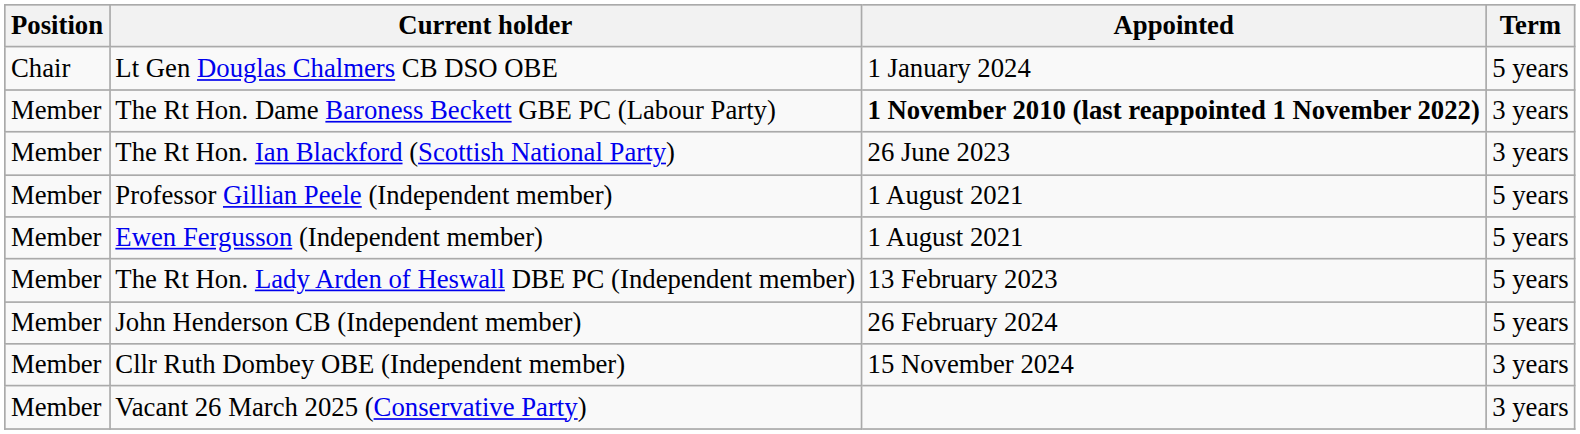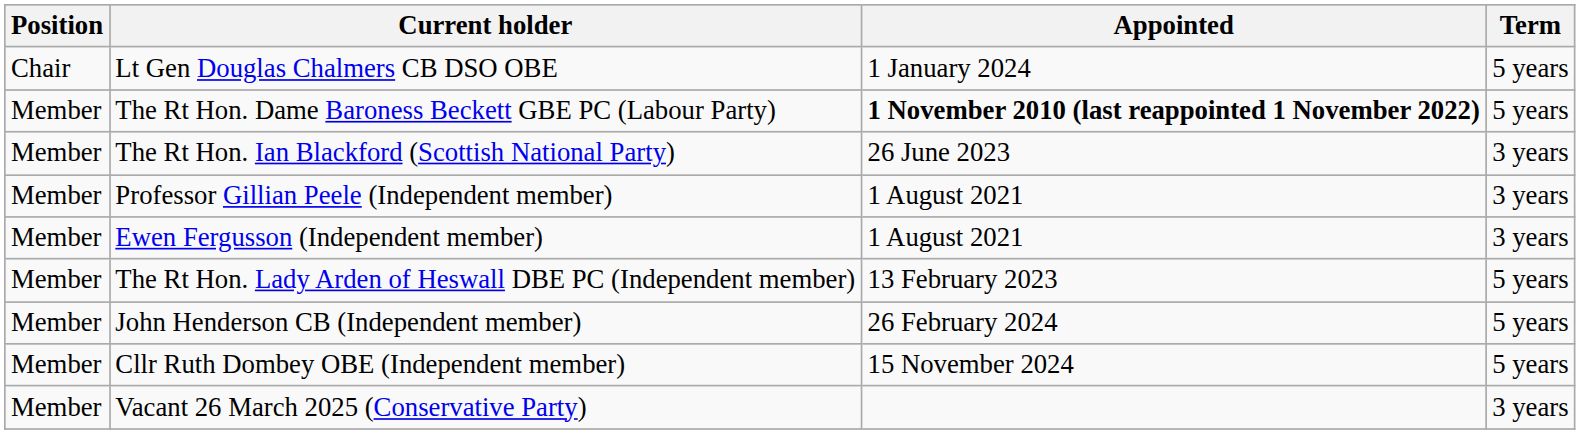(1530, 110) 3 years -> (1530, 110) 5 years
(1530, 195) 5 years -> (1530, 195) 3 years
(1530, 237) 5 years -> (1530, 237) 3 years
(1530, 364) 3 years -> (1530, 364) 5 years
